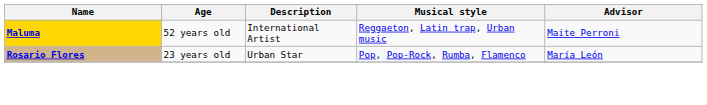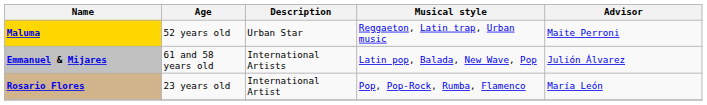(283, 33) International Artist -> (275, 33) Urban Star
+ row: (57, 59)
(275, 54) Urban Star -> (283, 86) International Artist
